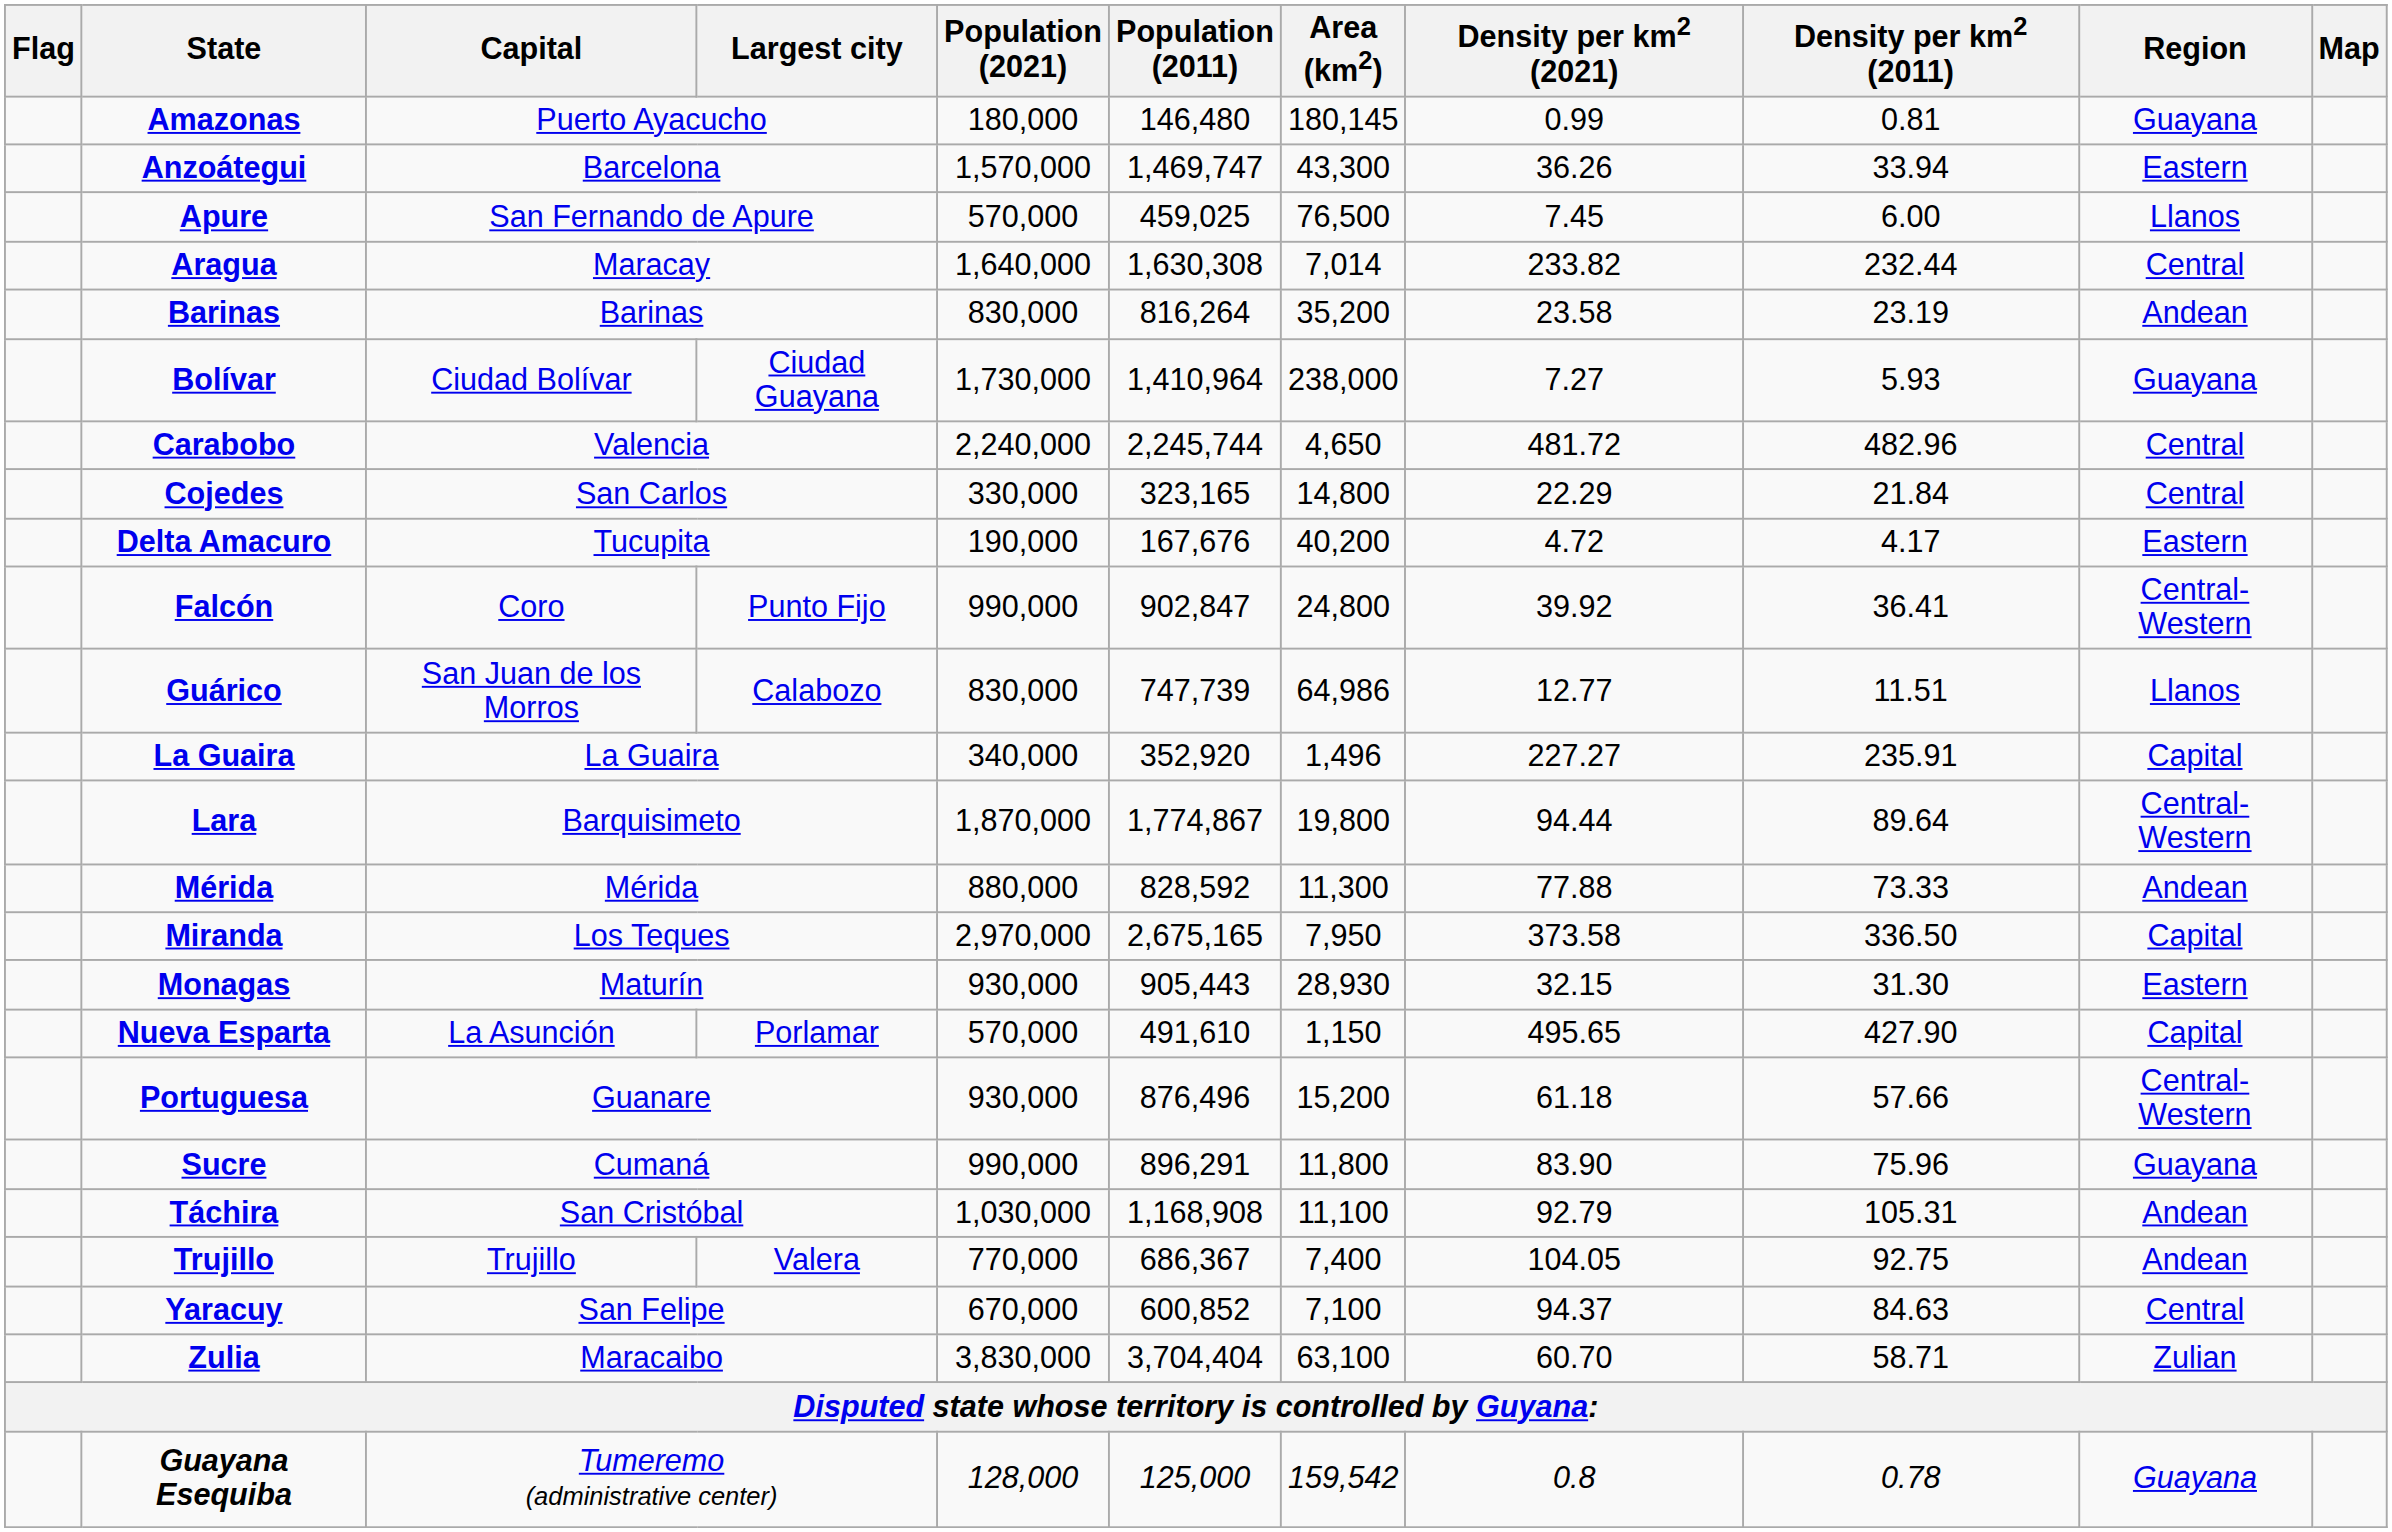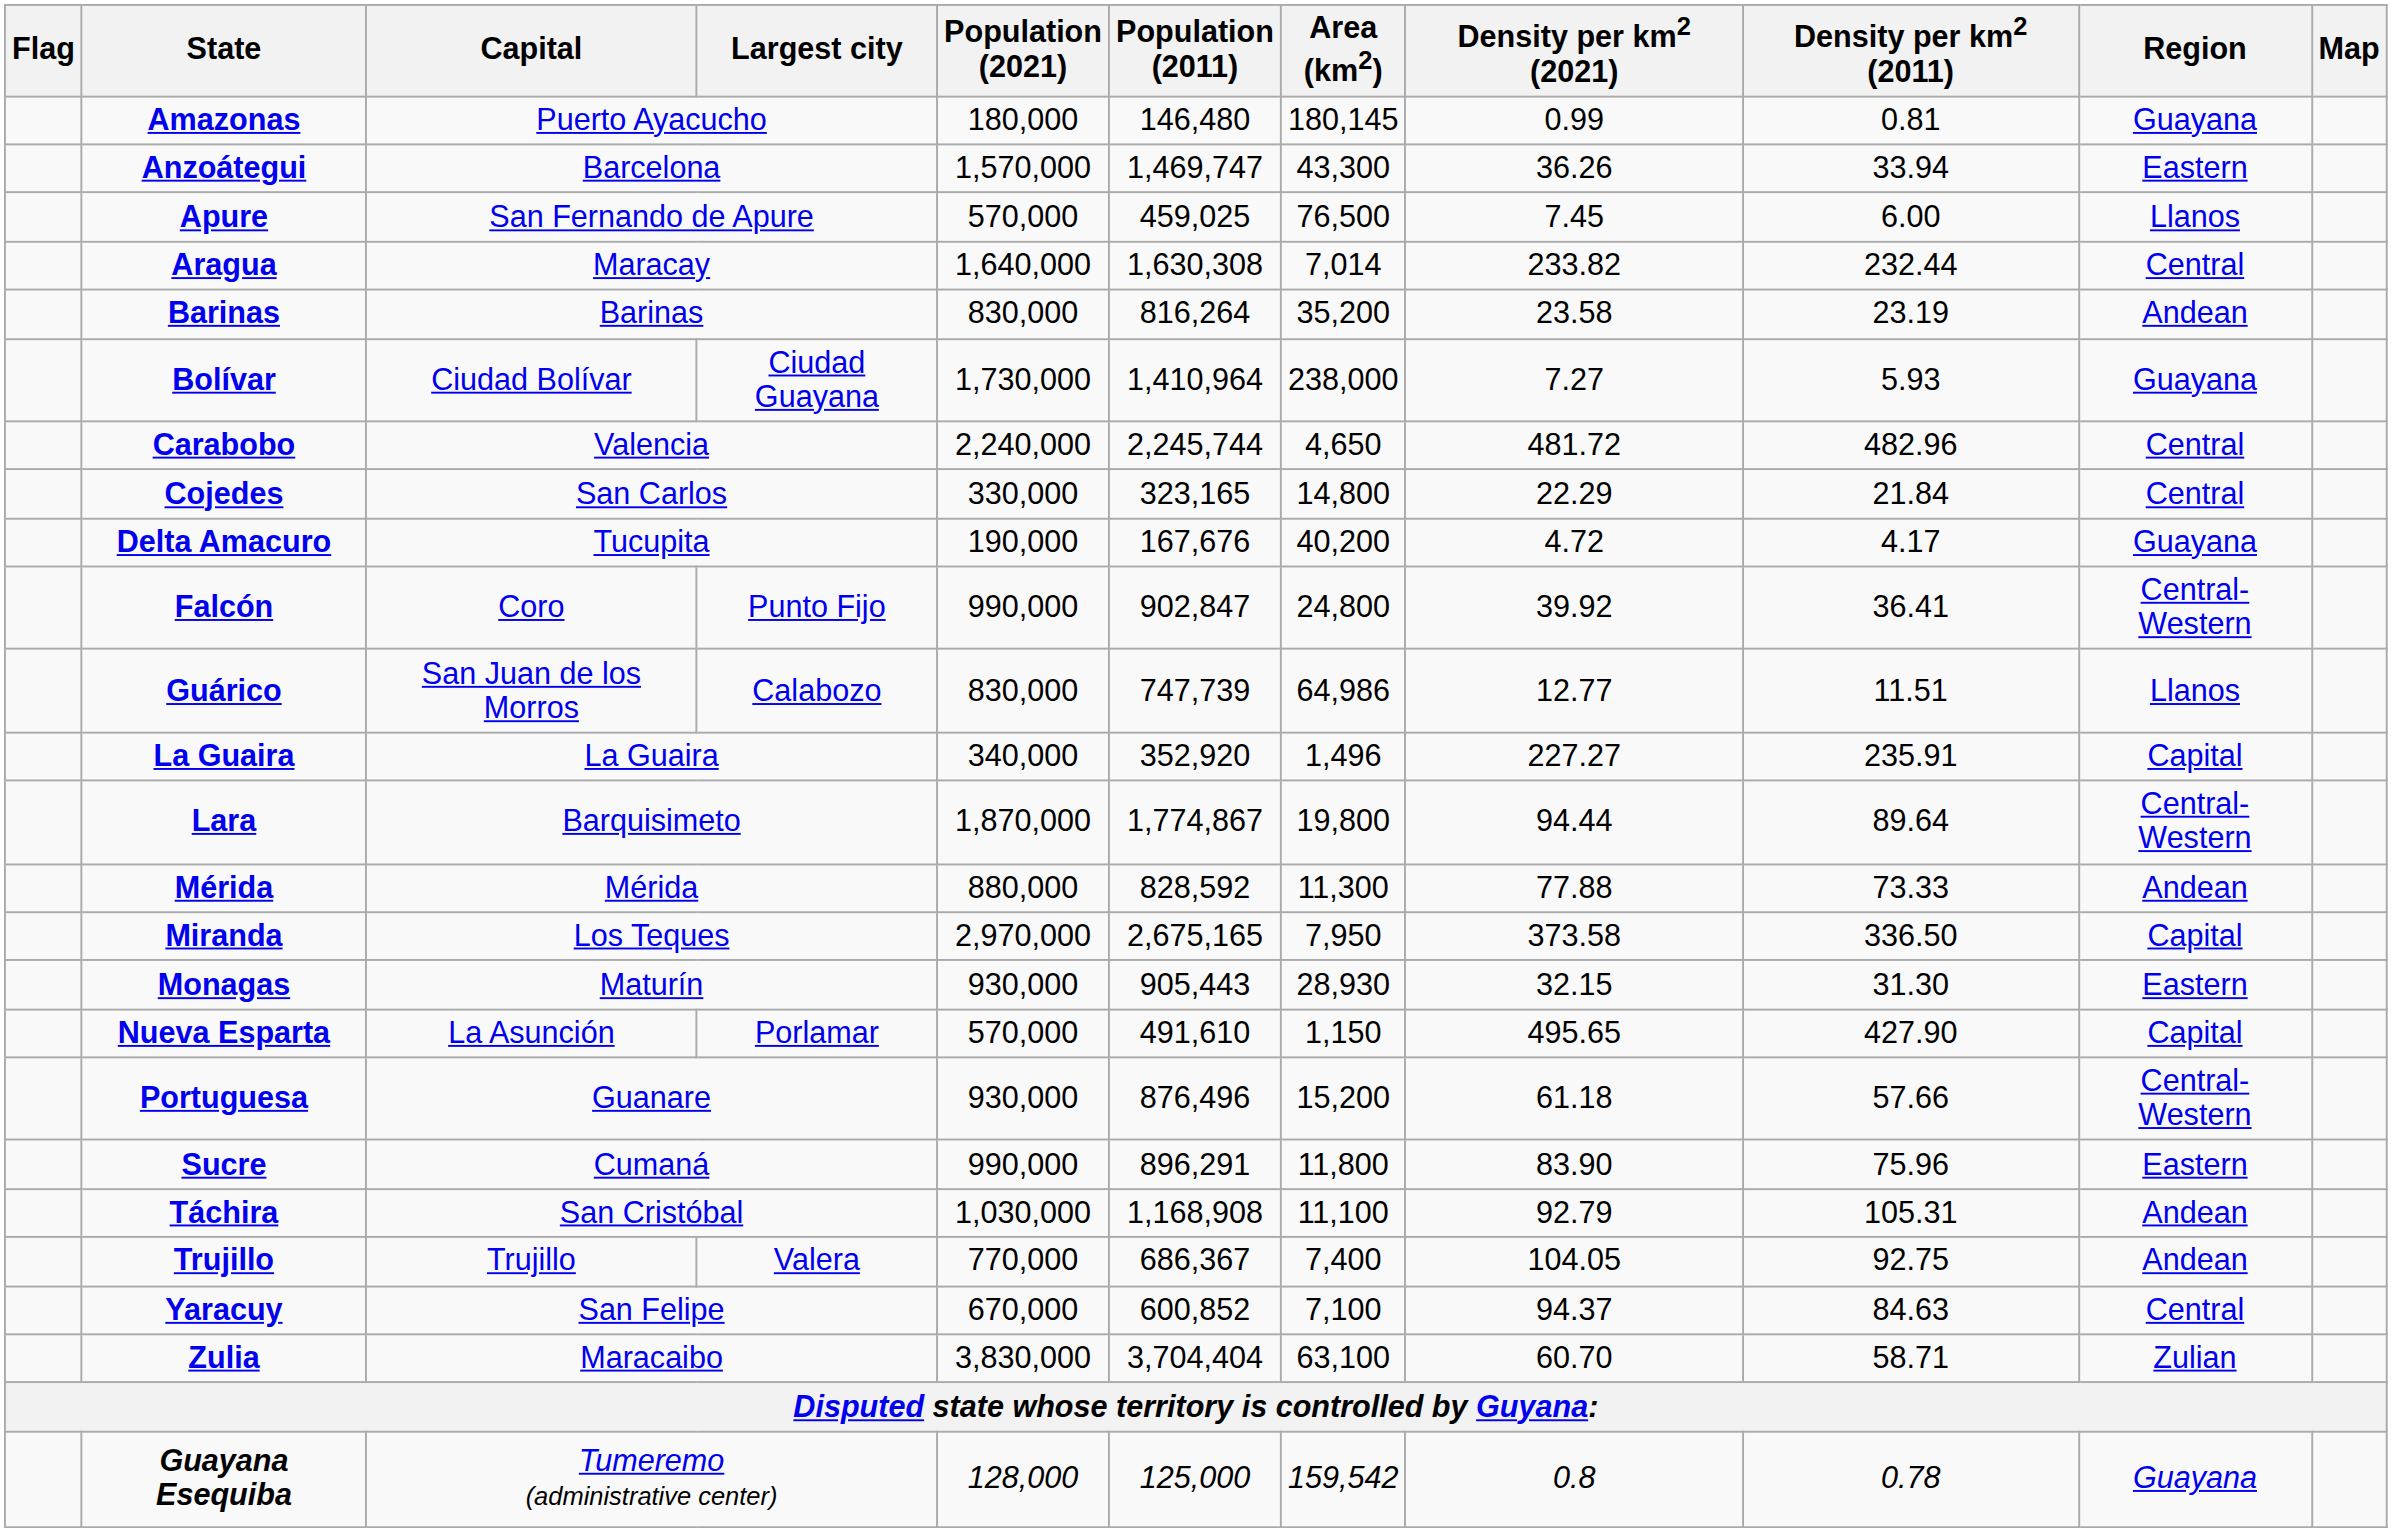(2195, 541) Eastern -> (2195, 541) Guayana
(2195, 1164) Guayana -> (2195, 1164) Eastern
